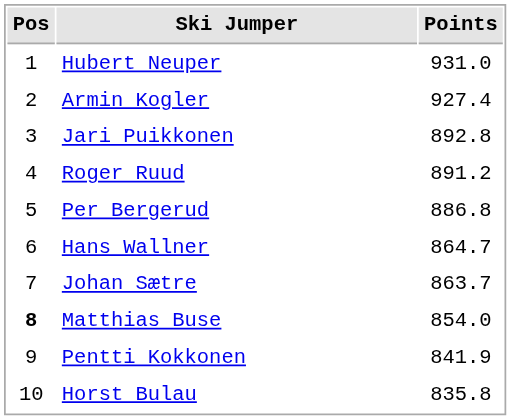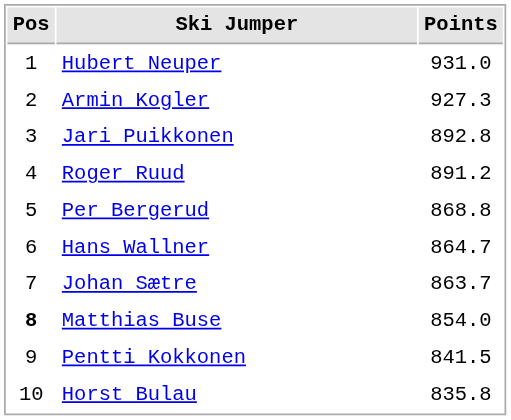(461, 100) 927.4 -> (461, 100) 927.3
(461, 210) 886.8 -> (461, 210) 868.8
(461, 358) 841.9 -> (461, 358) 841.5
